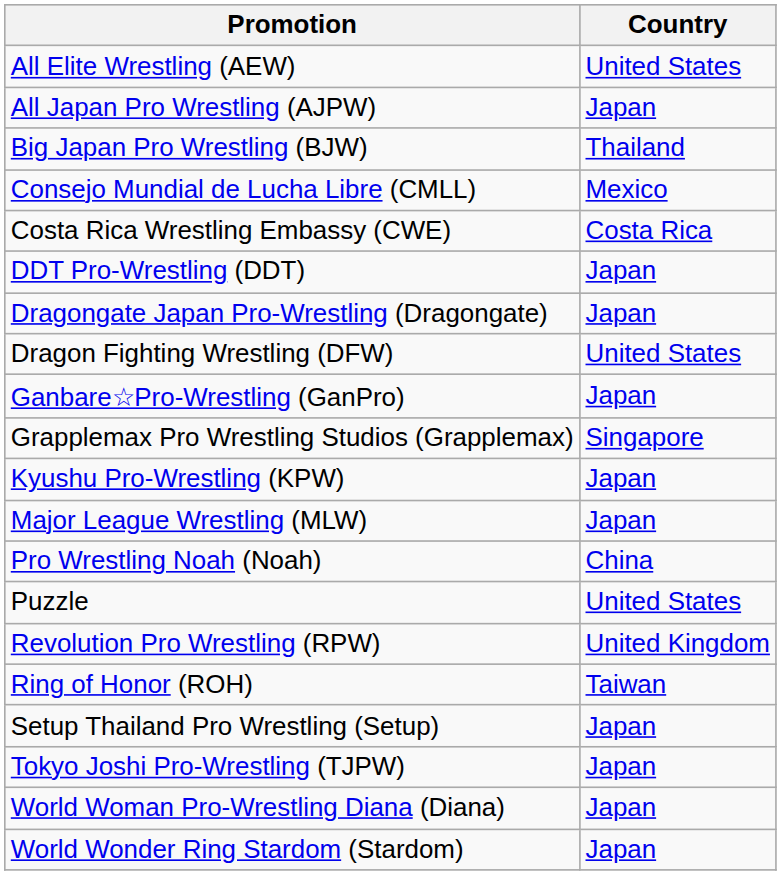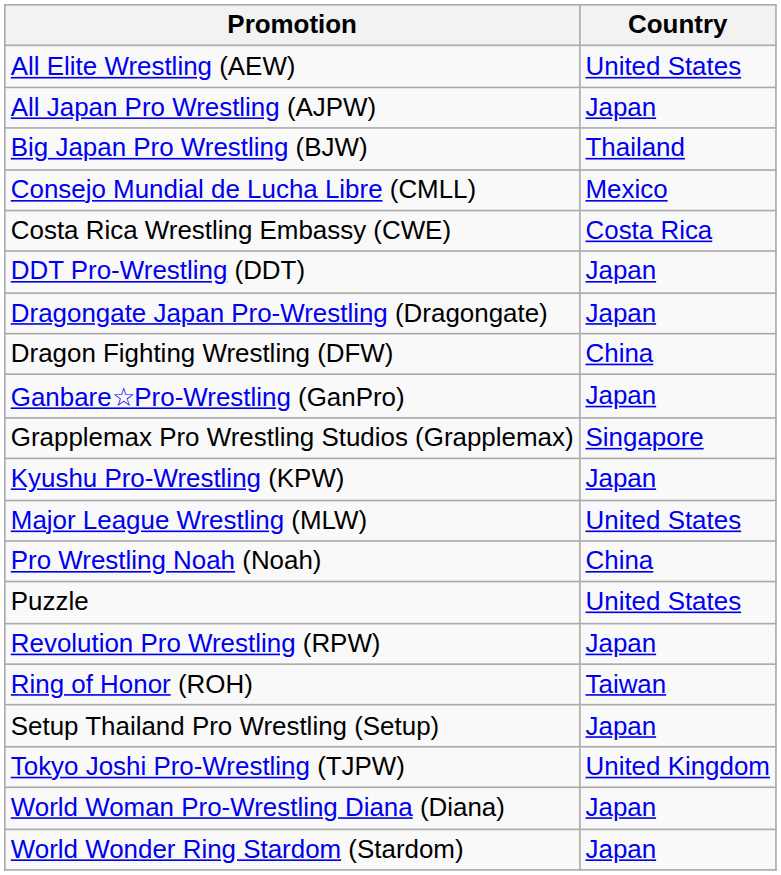(663, 353) United States -> (619, 353) China
(621, 519) Japan -> (663, 519) United States
(678, 643) United Kingdom -> (621, 643) Japan
(621, 766) Japan -> (678, 766) United Kingdom
